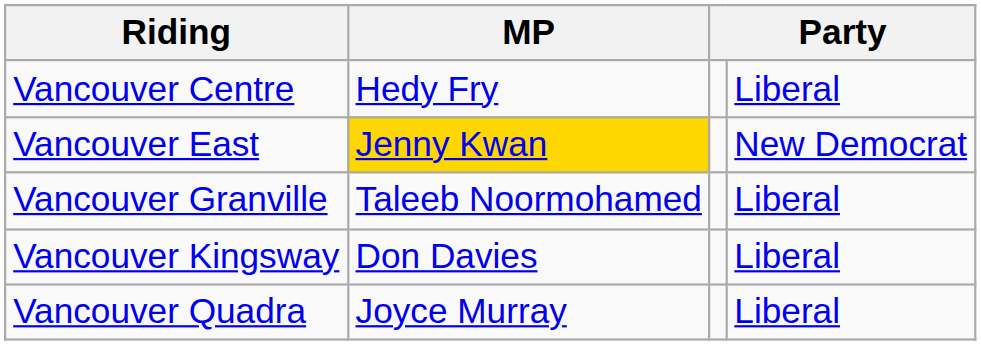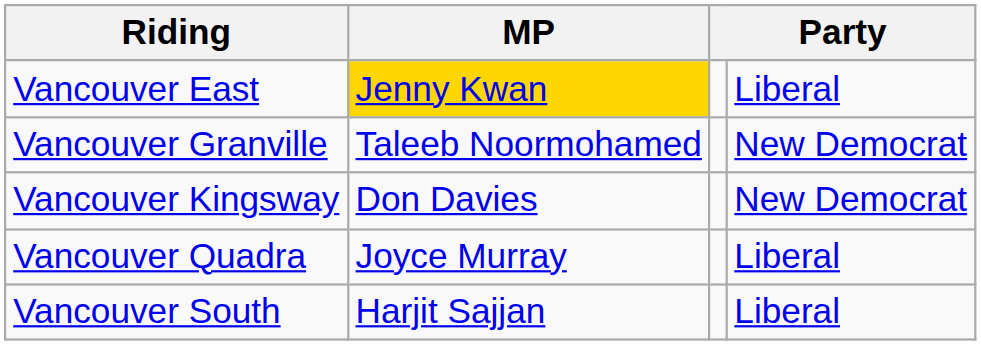- row: (154, 88)
(851, 144) New Democrat -> (787, 88) Liberal
(787, 199) Liberal -> (851, 144) New Democrat
(787, 255) Liberal -> (851, 199) New Democrat
+ row: (147, 311)
